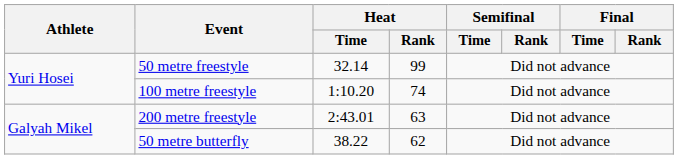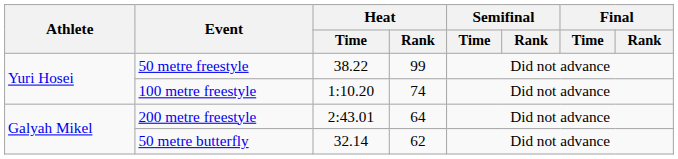(351, 66) 32.14 -> (351, 66) 38.22
(418, 116) 63 -> (418, 116) 64
(351, 141) 38.22 -> (351, 141) 32.14
